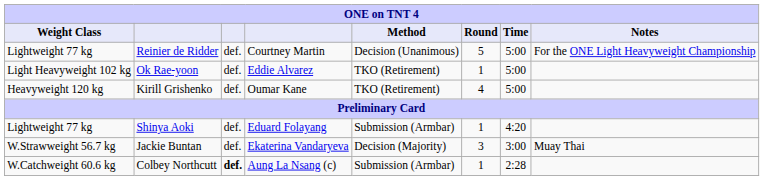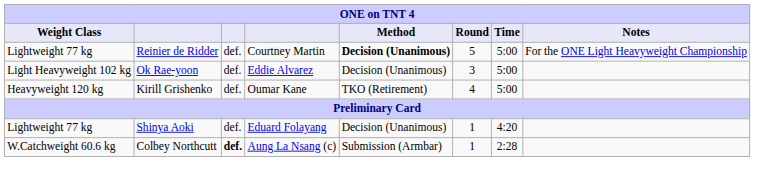(407, 51) normal -> (396, 51) bold
(397, 70) TKO (Retirement) -> (394, 70) Decision (Unanimous)
(481, 70) 1 -> (472, 70) 3
(404, 127) Submission (Armbar) -> (394, 127) Decision (Unanimous)
- row: (169, 146)
